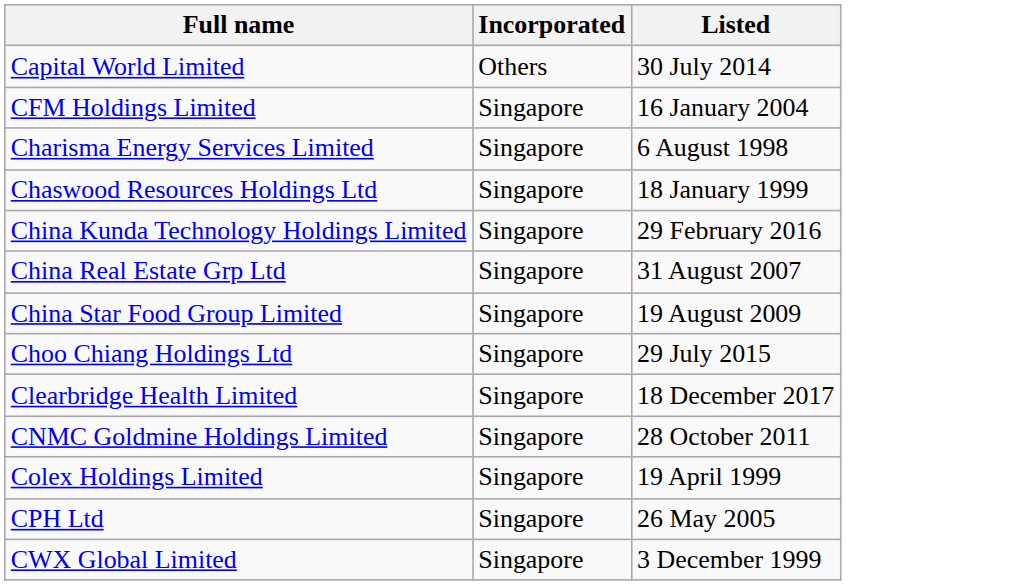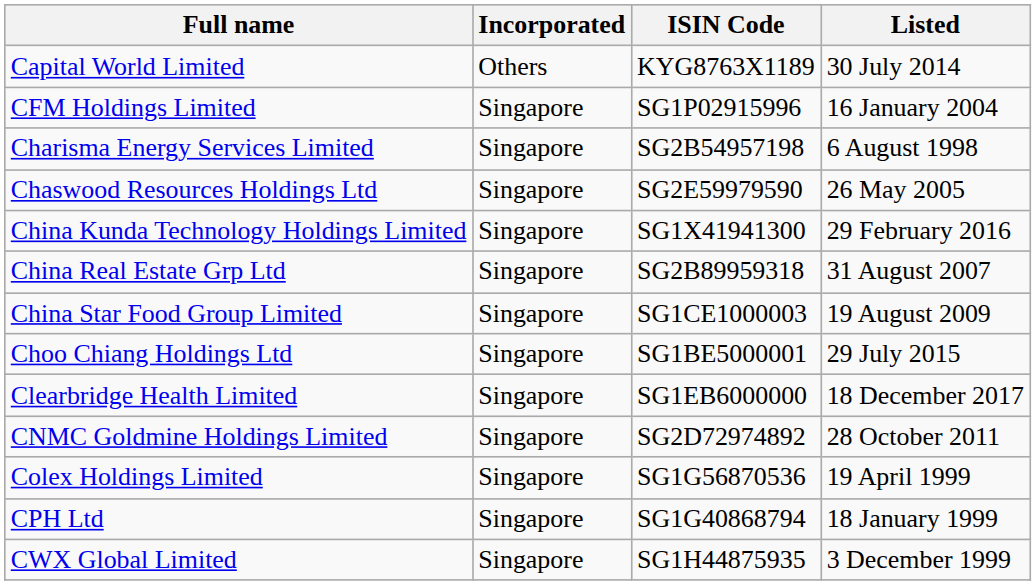+ column: (726, 25)
(723, 189) 18 January 1999 -> (896, 189) 26 May 2005
(706, 518) 26 May 2005 -> (912, 518) 18 January 1999
